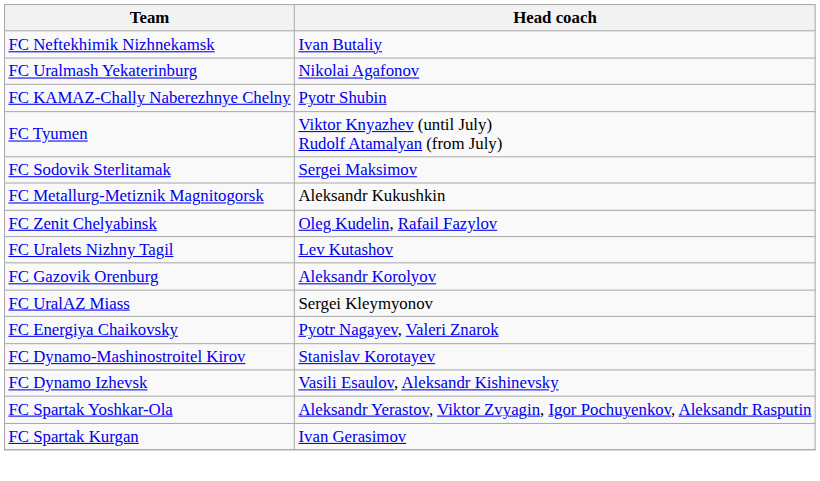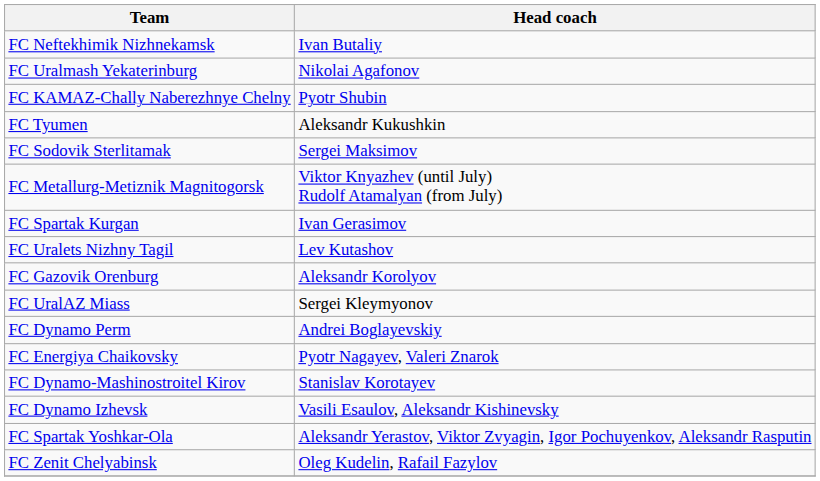(400, 133) Viktor Knyazhev (until July) Rudolf Atamalyan (from July) -> (372, 124) Aleksandr Kukushkin
(372, 196) Aleksandr Kukushkin -> (400, 187) Viktor Knyazhev (until July) Rudolf Atamalyan (from July)
rows swapped: (83, 223) <-> (74, 436)
+ row: (70, 329)
